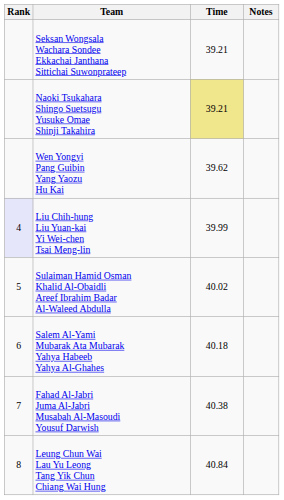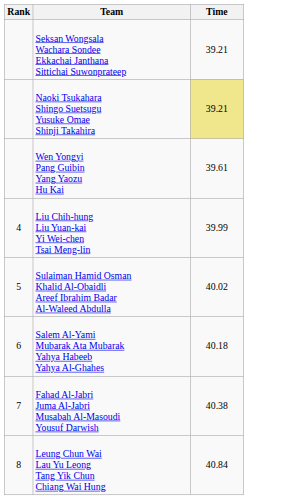- column: (261, 12)
(217, 168) 39.62 -> (217, 168) 39.61
(19, 227) lavender background -> (19, 227) no background
